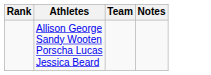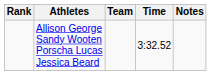+ column: (154, 12)
